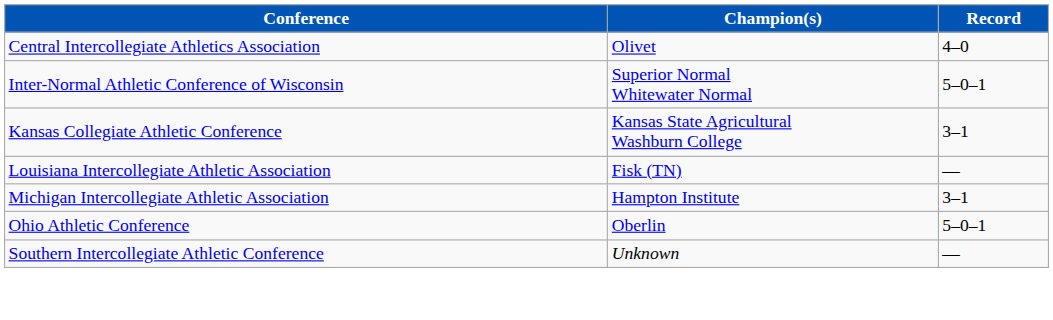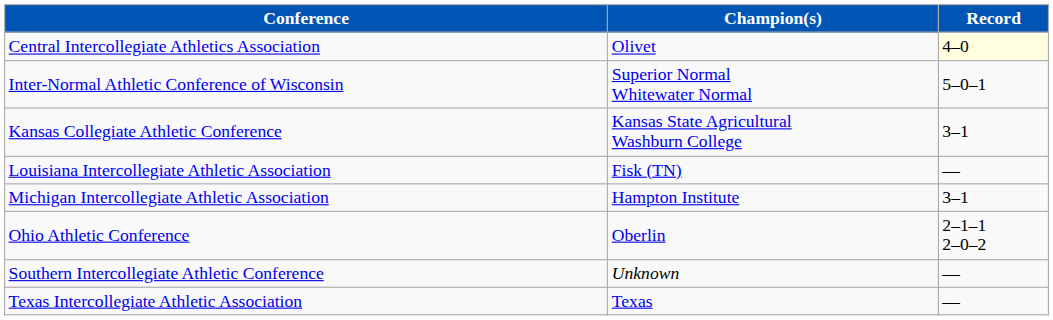(956, 46) no background -> (956, 46) lightyellow background
(964, 225) 5–0–1 -> (964, 235) 2–1–1 2–0–2
+ row: (155, 301)
